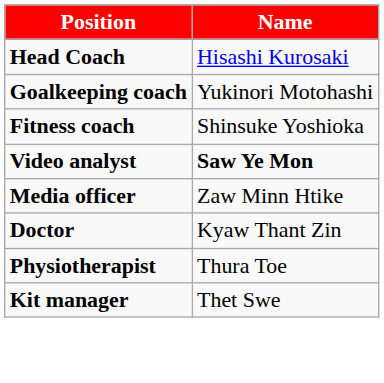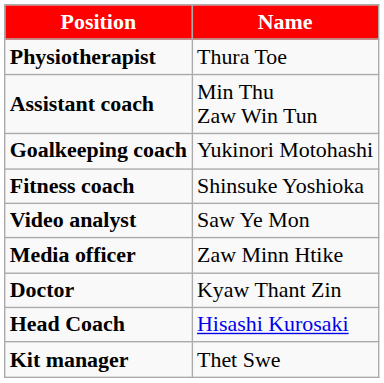rows swapped: (67, 56) <-> (83, 265)
+ row: (82, 103)
(255, 160) bold -> (253, 220) normal
